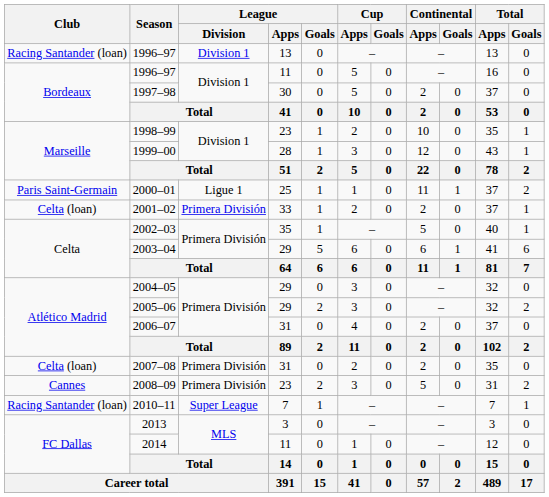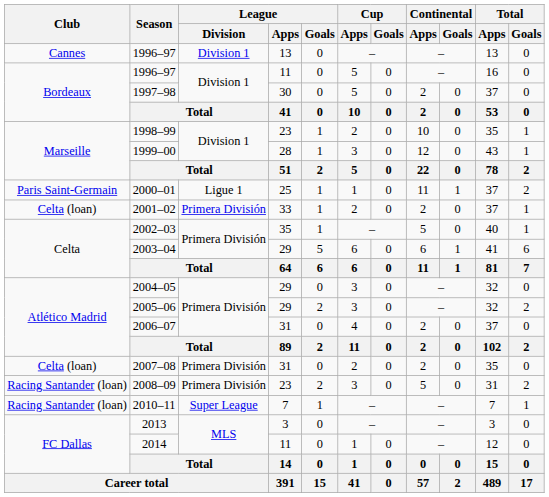(67, 53) Racing Santander (loan) -> (67, 53) Cannes
(67, 385) Cannes -> (67, 385) Racing Santander (loan)
